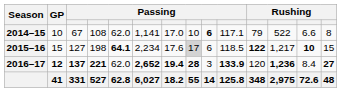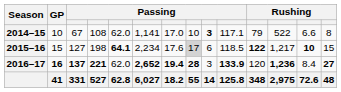(209, 32) 6 -> (209, 32) 3
(57, 64) 12 -> (57, 64) 16
